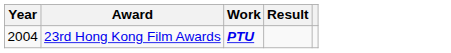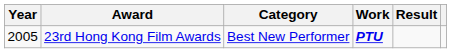+ column: (288, 15)
(23, 36) 2004 -> (23, 36) 2005
